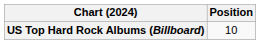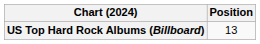(231, 30) 10 -> (231, 30) 13
